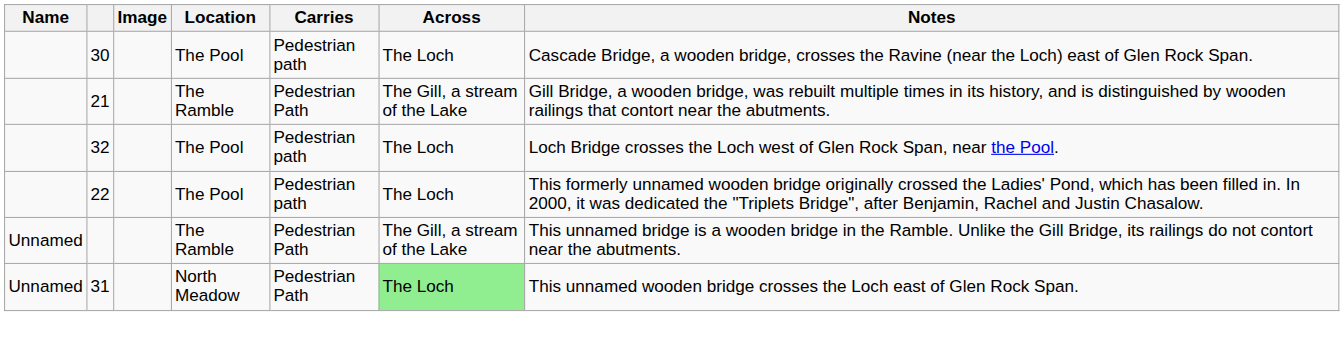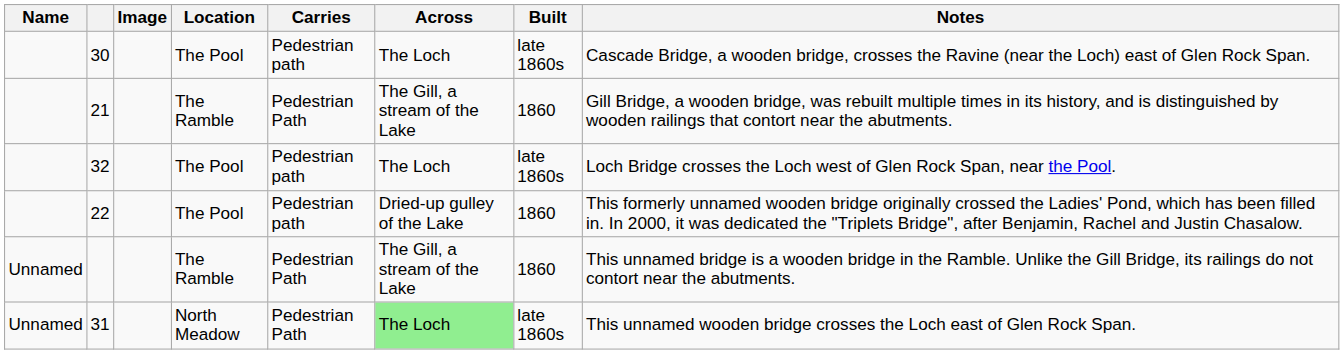+ column: (548, 18)
(418, 194) The Loch -> (436, 213) Dried-up gulley of the Lake
